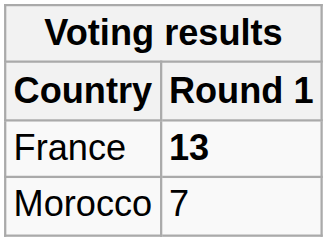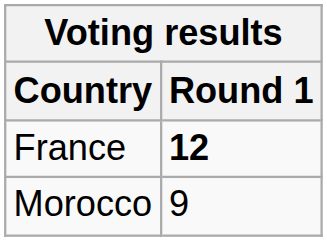(189, 147) 13 -> (189, 147) 12
(179, 205) 7 -> (179, 205) 9
